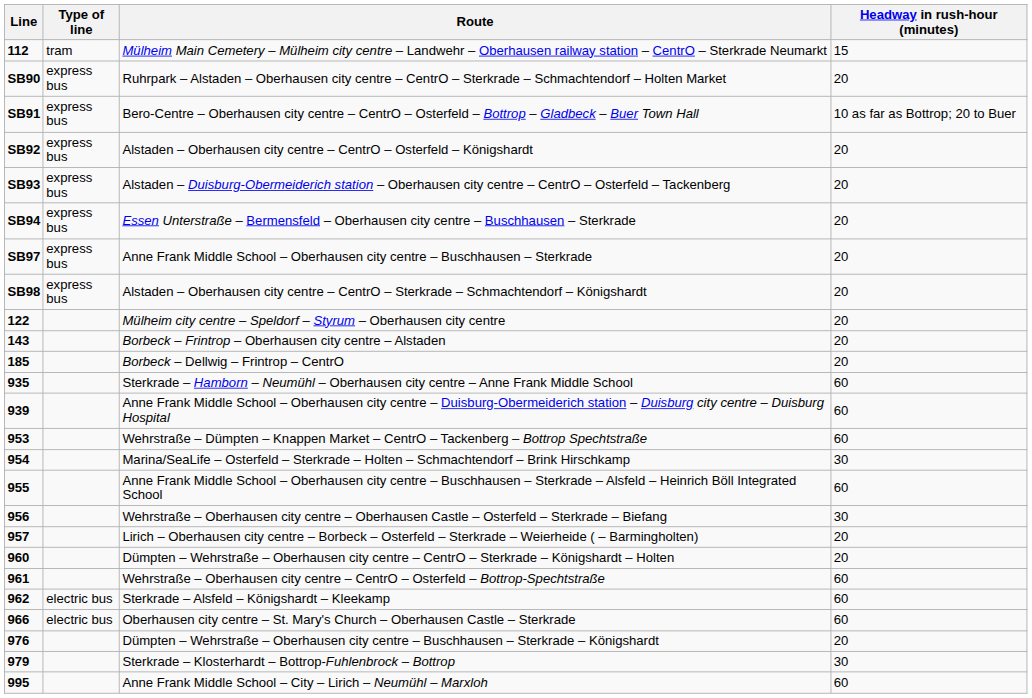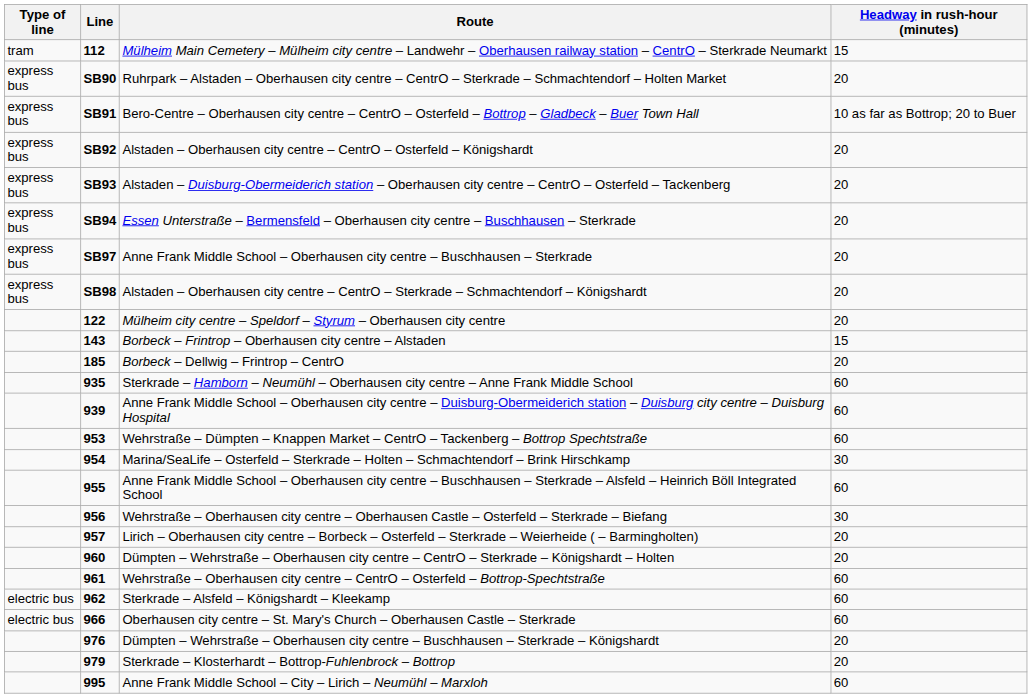columns swapped: (24, 22) <-> (81, 22)
(841, 341) 20 -> (841, 341) 15
(841, 661) 30 -> (841, 661) 20
